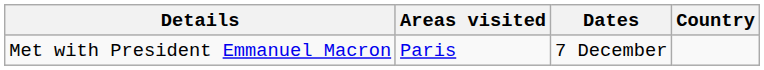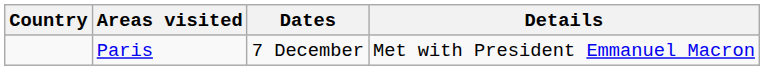columns swapped: (716, 20) <-> (200, 20)
